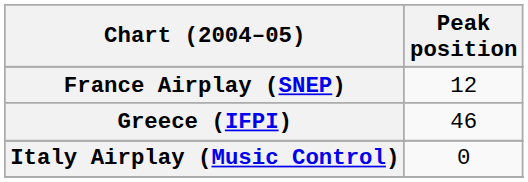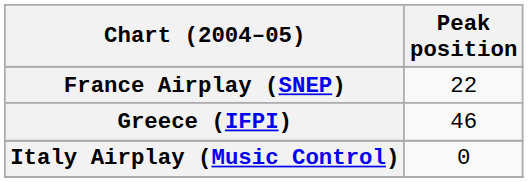(464, 85) 12 -> (464, 85) 22
